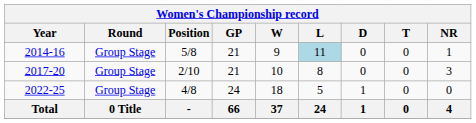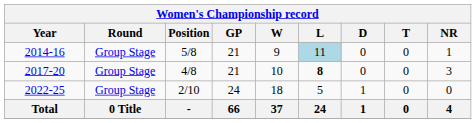(189, 71) 2/10 -> (189, 71) 4/8
(320, 71) normal -> (320, 71) bold
(189, 90) 4/8 -> (189, 90) 2/10
